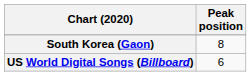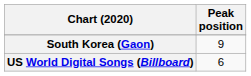(221, 44) 8 -> (221, 44) 9
